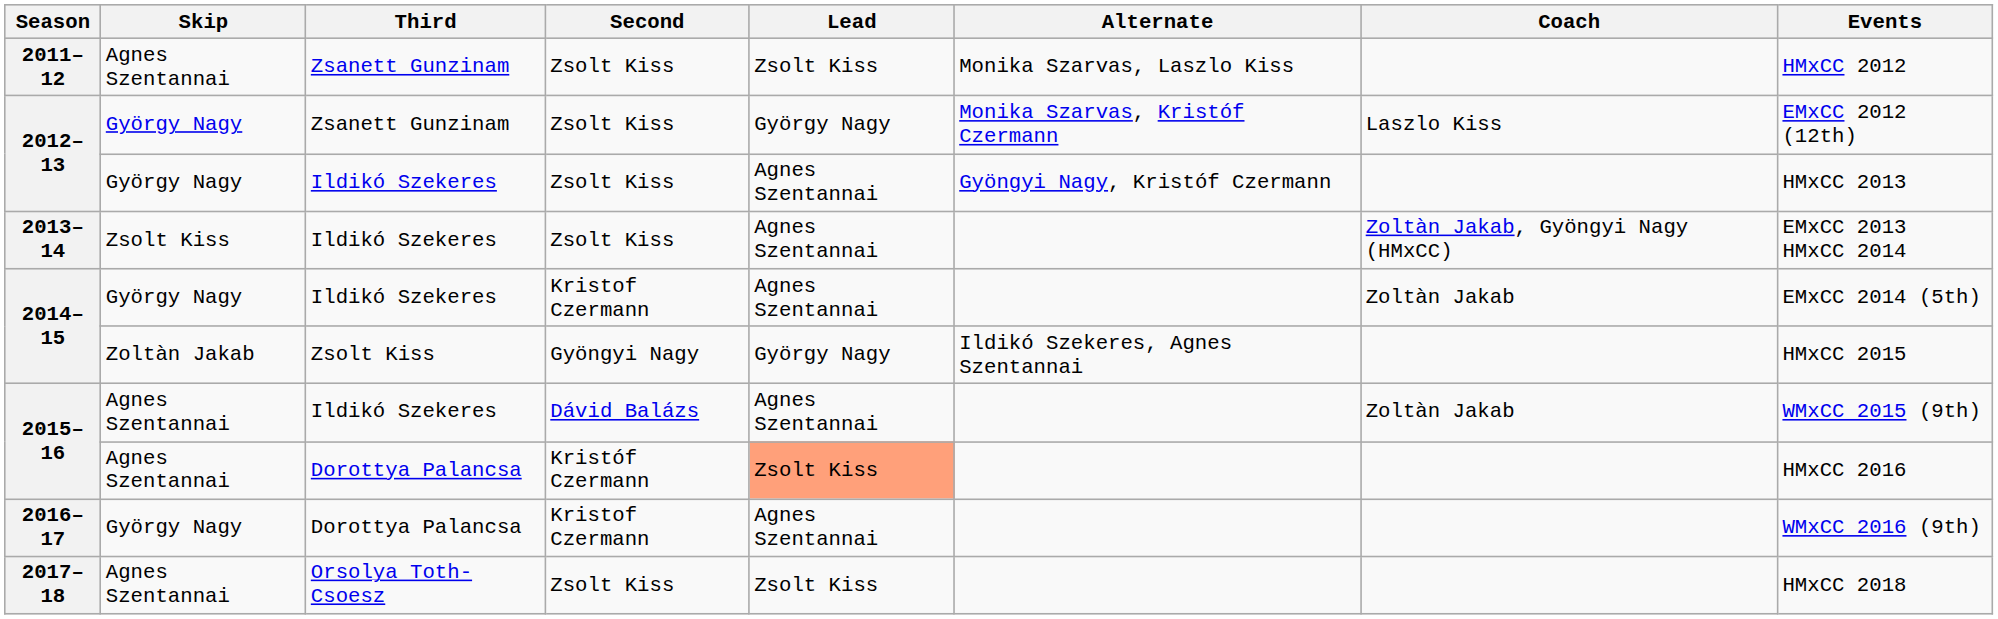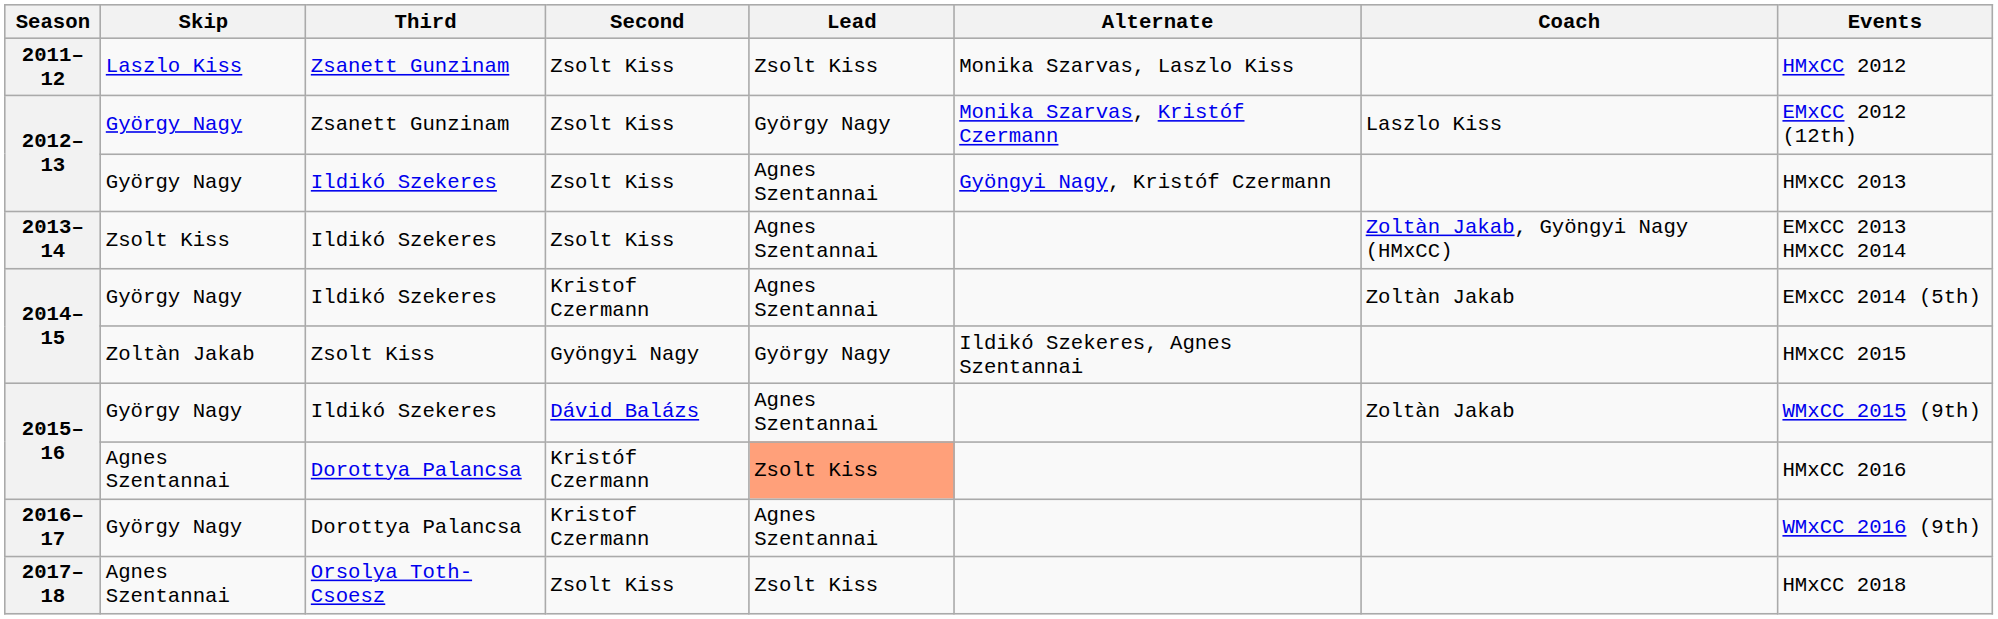(168, 67) Agnes Szentannai -> (174, 67) Laszlo Kiss
(168, 412) Agnes Szentannai -> (174, 412) György Nagy
